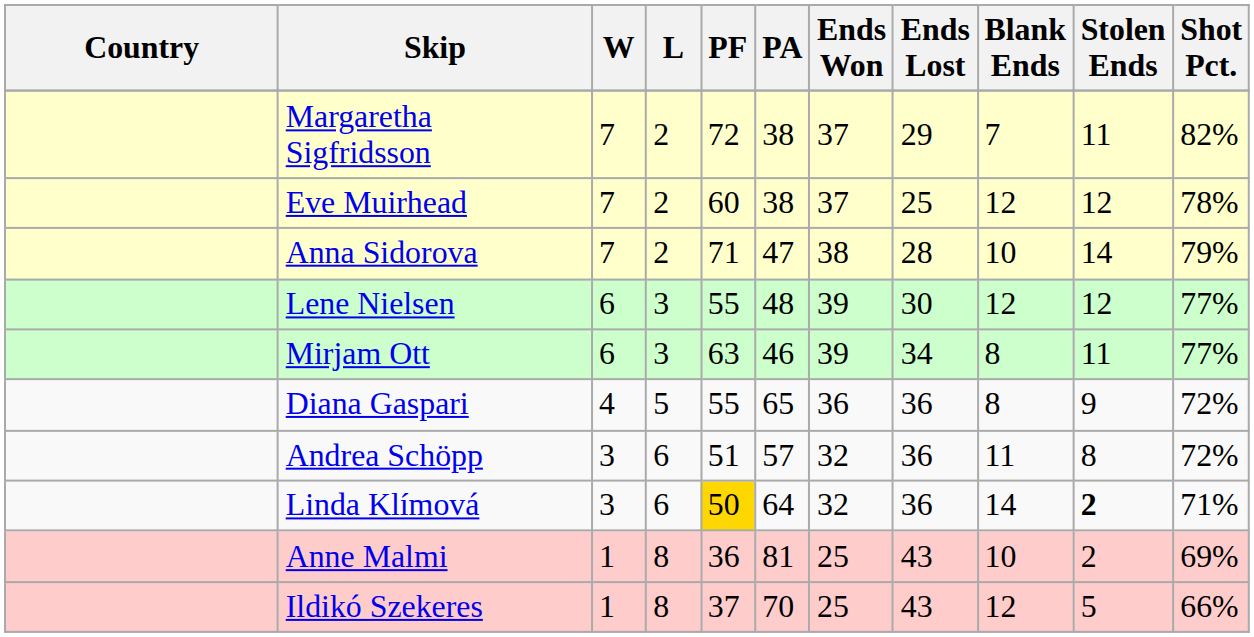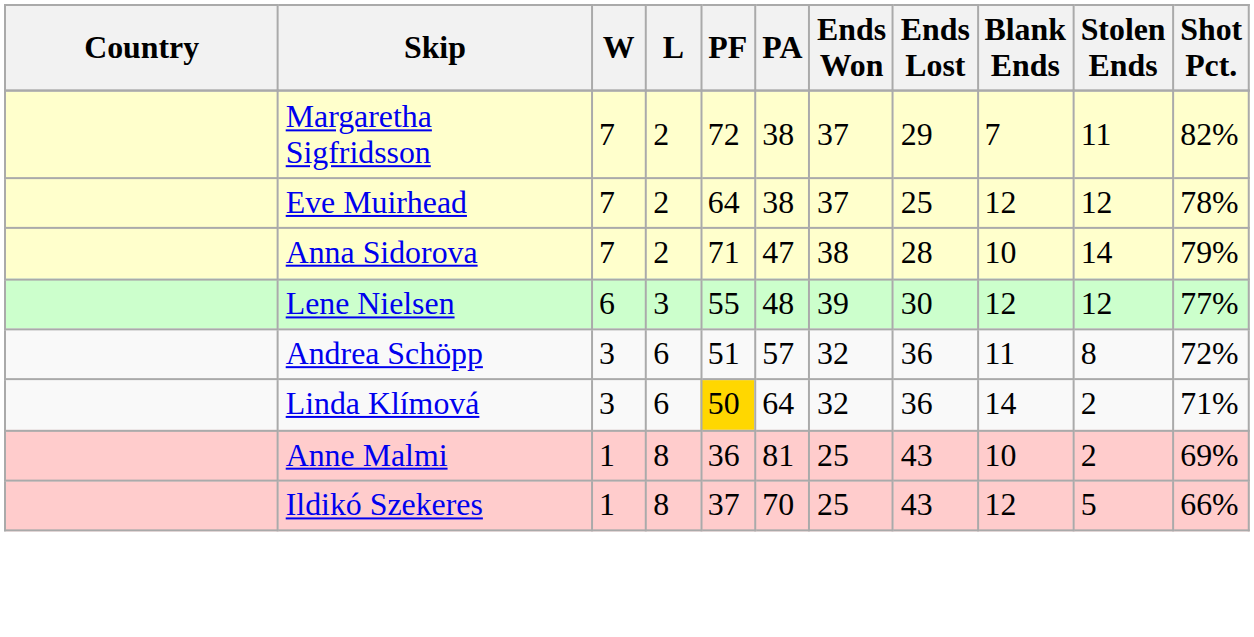(724, 202) 60 -> (724, 202) 64
- row: (358, 353)
- row: (377, 404)
(1089, 505) bold -> (1089, 404) normal
